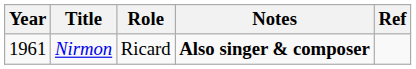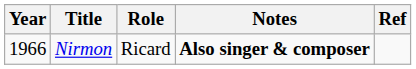(28, 49) 1961 -> (28, 49) 1966
